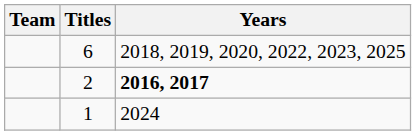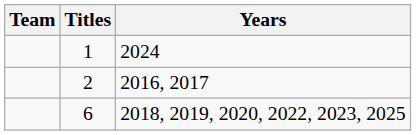rows swapped: (88, 51) <-> (88, 113)
(165, 82) bold -> (165, 82) normal
